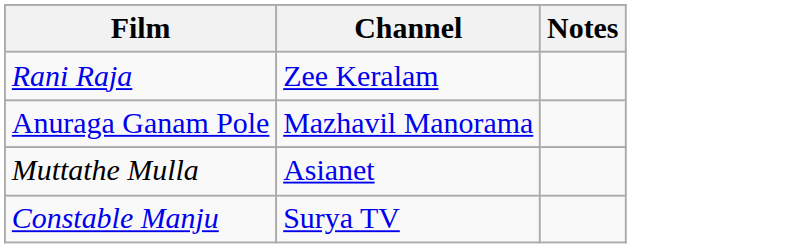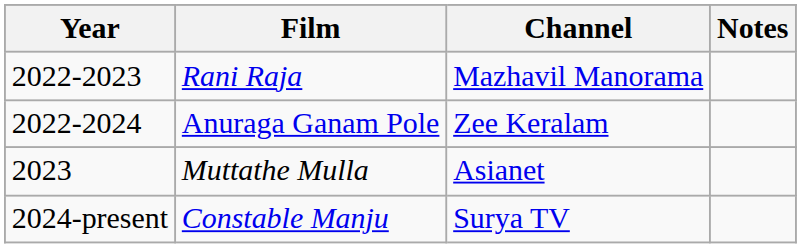+ column: (90, 28)
(361, 75) Zee Keralam -> (578, 75) Mazhavil Manorama
(408, 123) Mazhavil Manorama -> (531, 123) Zee Keralam
